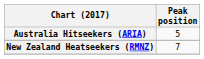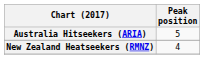(178, 47) 7 -> (178, 47) 4
